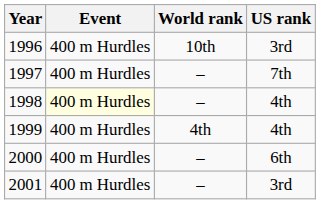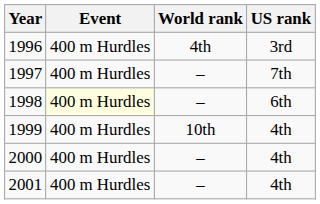(200, 46) 10th -> (200, 46) 4th
(281, 102) 4th -> (281, 102) 6th
(200, 129) 4th -> (200, 129) 10th
(281, 157) 6th -> (281, 157) 4th
(281, 185) 3rd -> (281, 185) 4th
